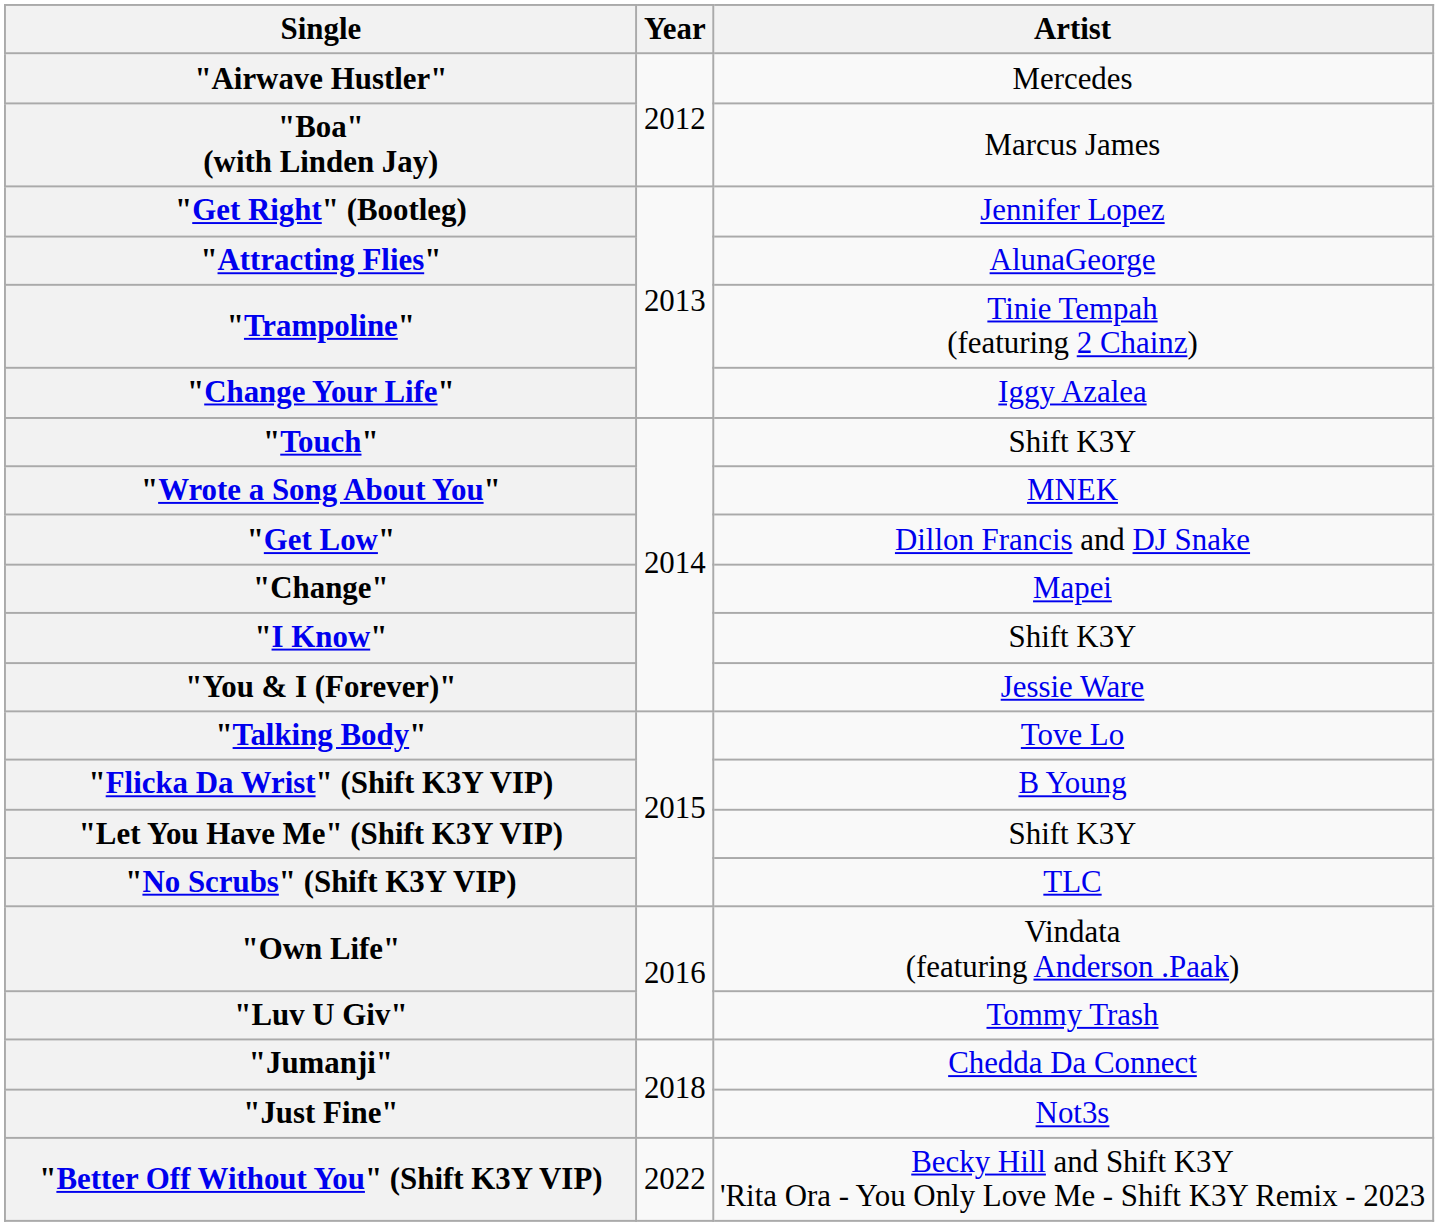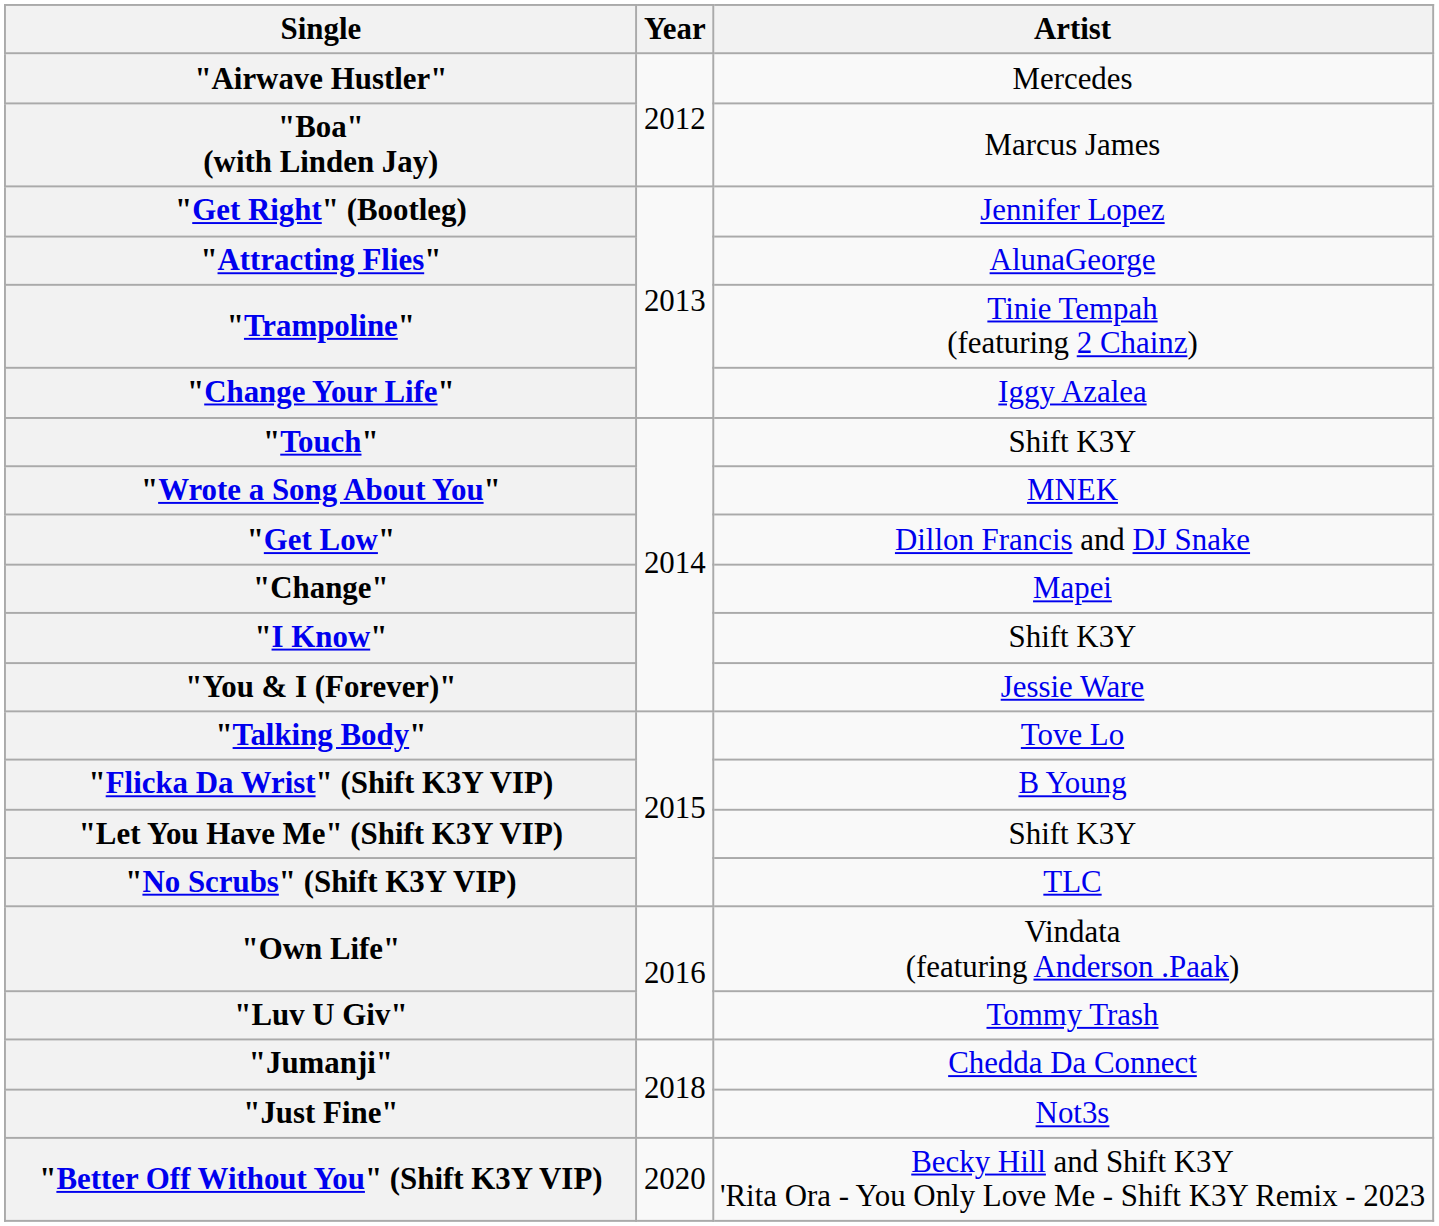(675, 1179) 2022 -> (675, 1179) 2020
